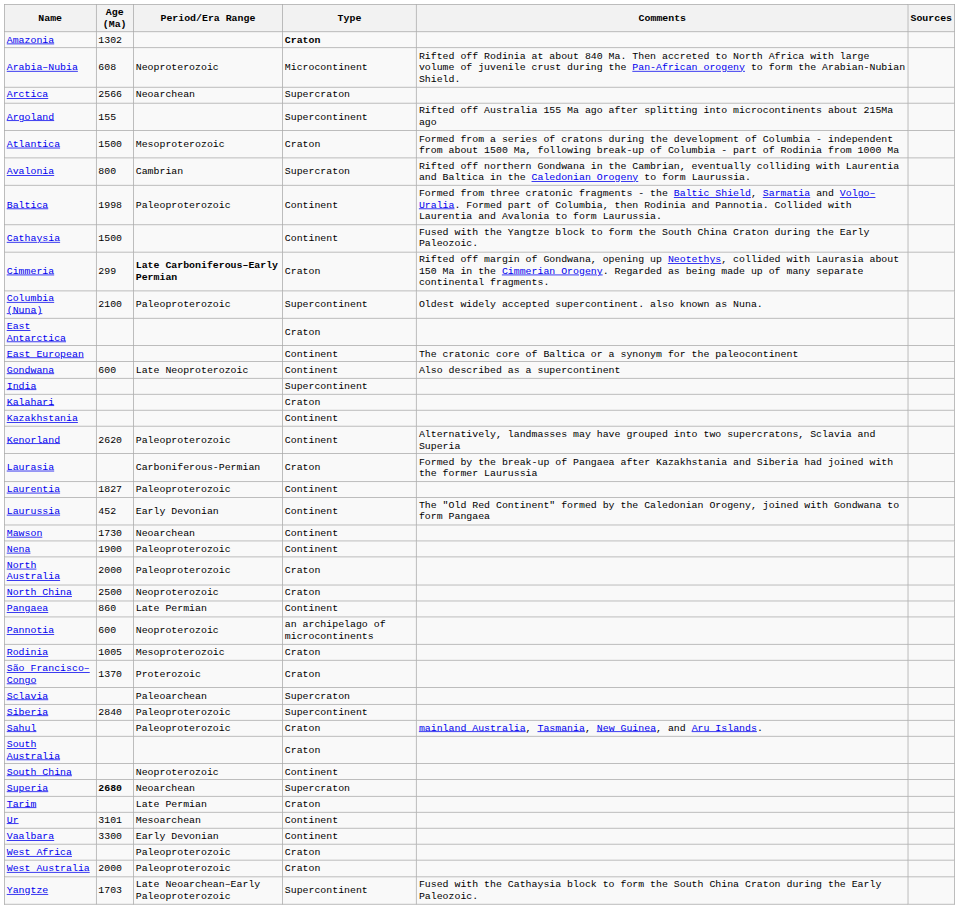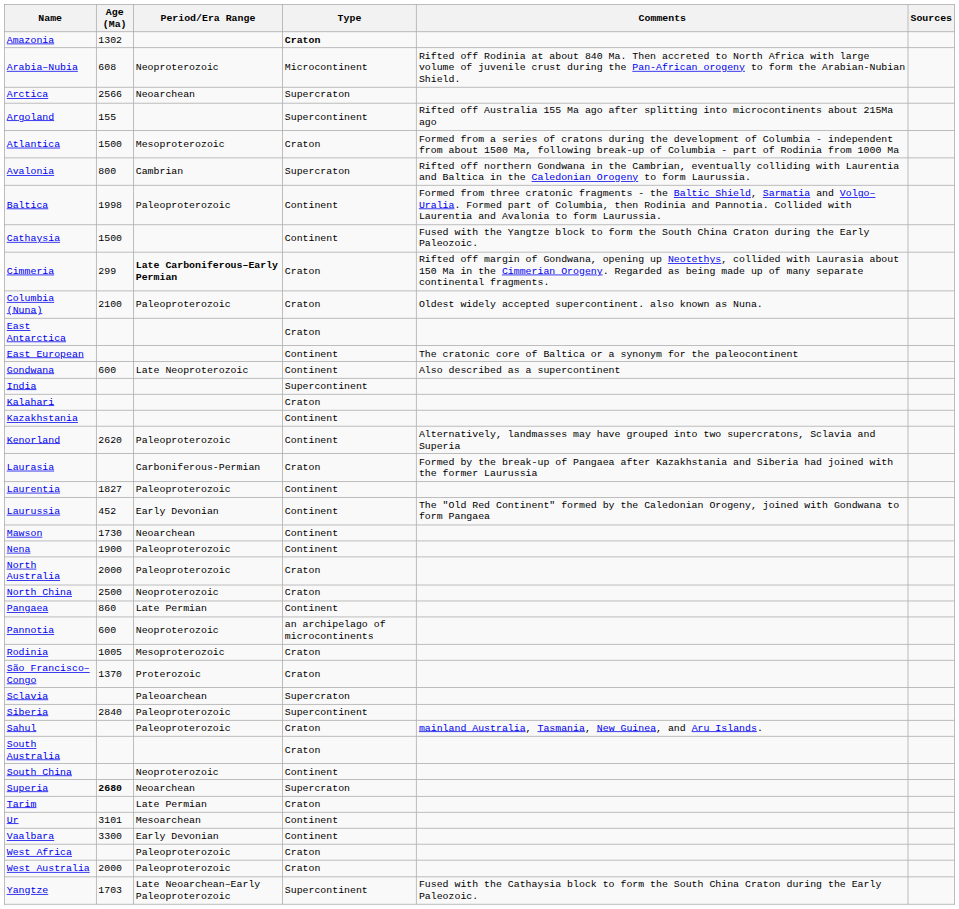(326, 305) Supercontinent -> (303, 305) Craton
